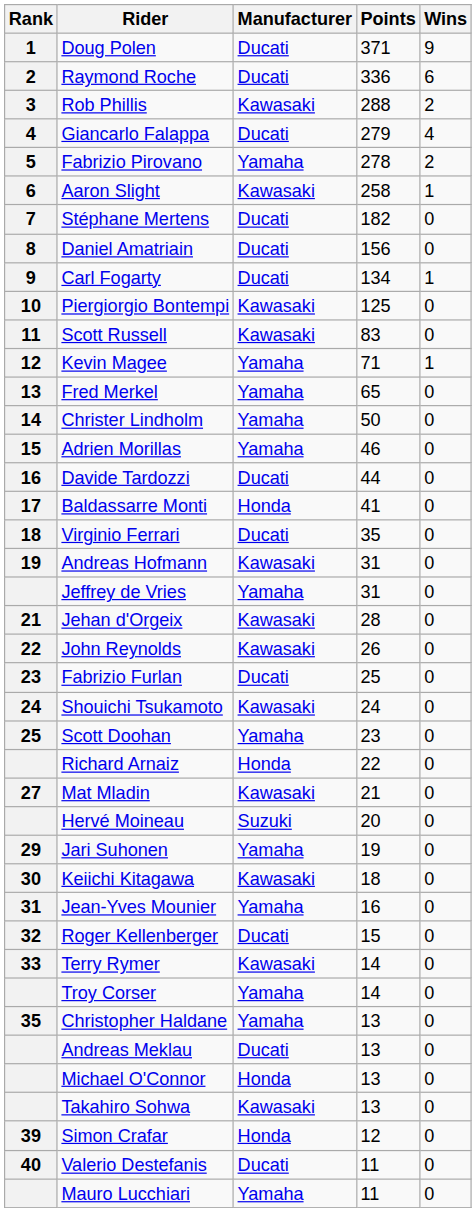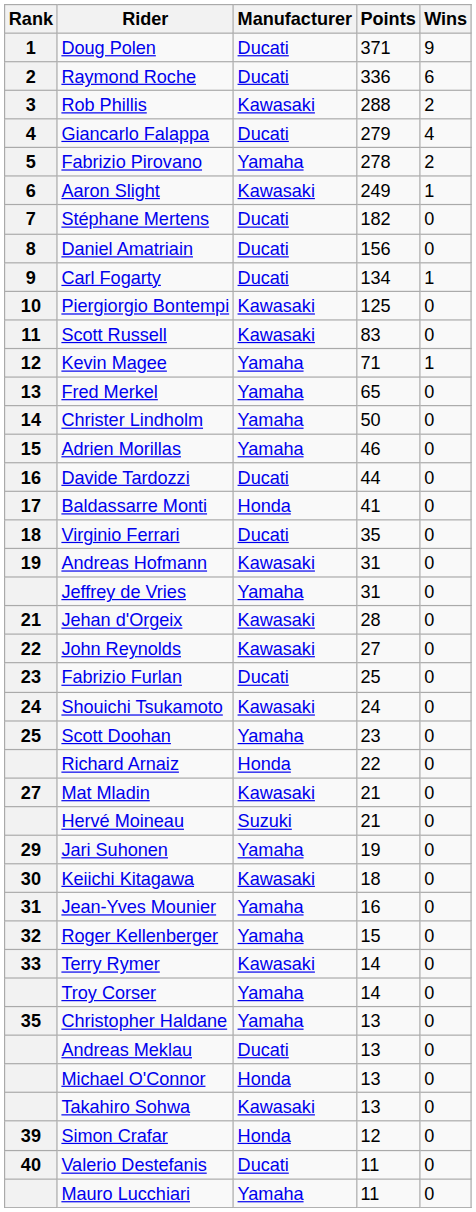(376, 191) 258 -> (376, 191) 249
(371, 649) 26 -> (371, 649) 27
(371, 821) 20 -> (371, 821) 21
(263, 935) Ducati -> (271, 935) Yamaha
